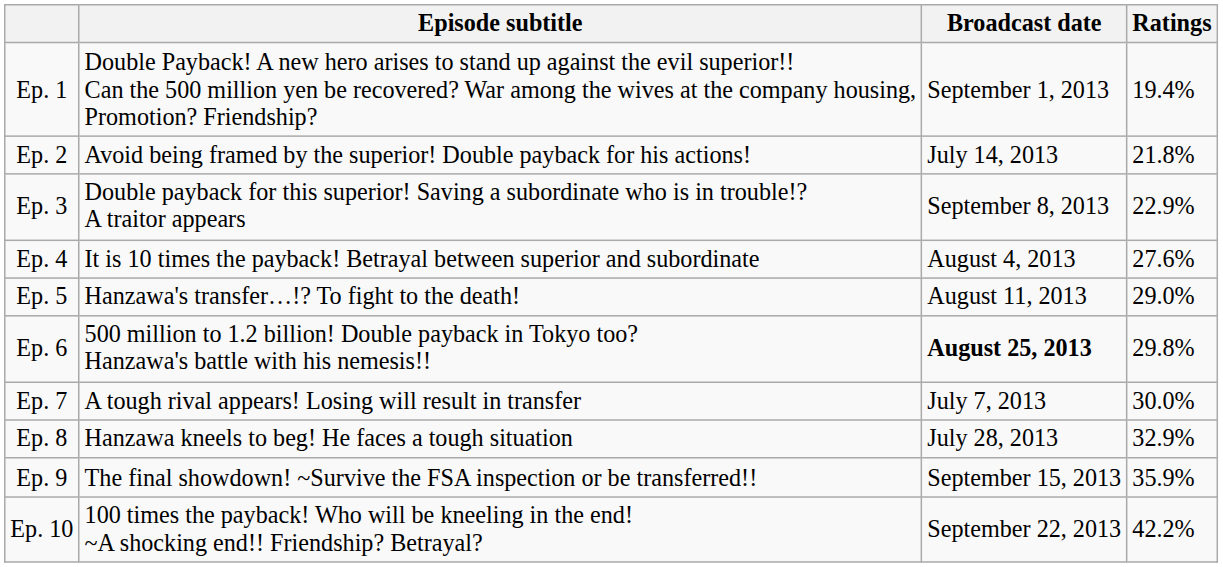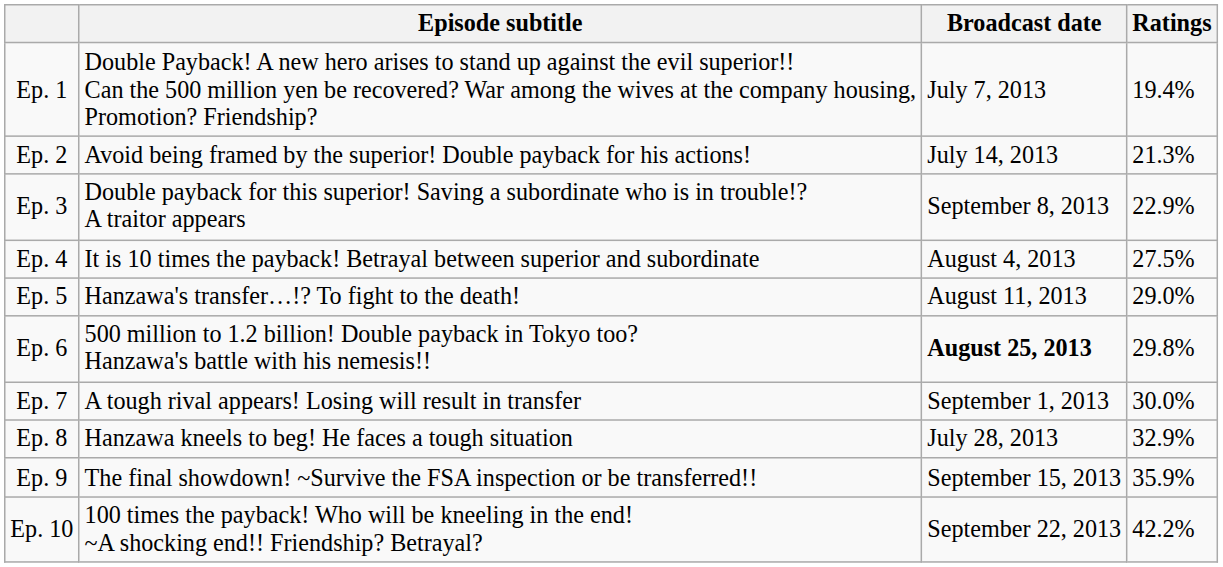(1018, 89) September 1, 2013 -> (987, 89) July 7, 2013
(1164, 154) 21.8% -> (1164, 154) 21.3%
(1164, 258) 27.6% -> (1164, 258) 27.5%
(987, 400) July 7, 2013 -> (1018, 400) September 1, 2013
